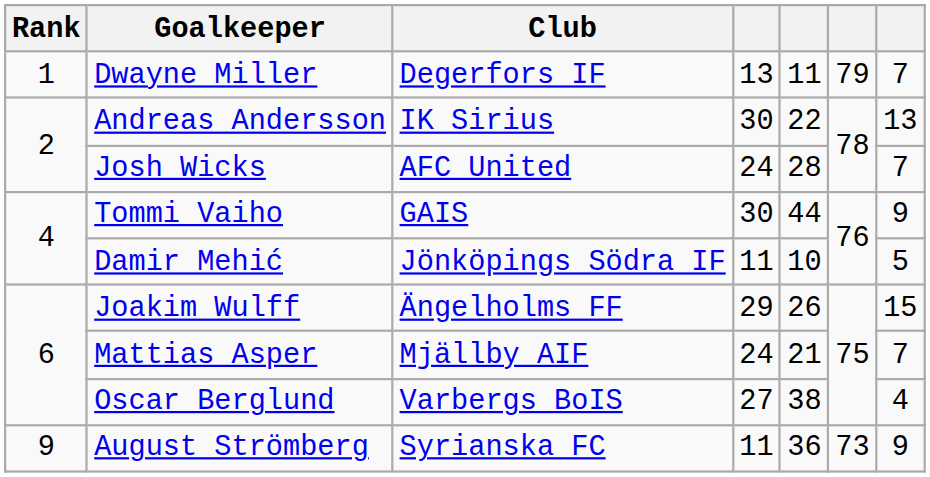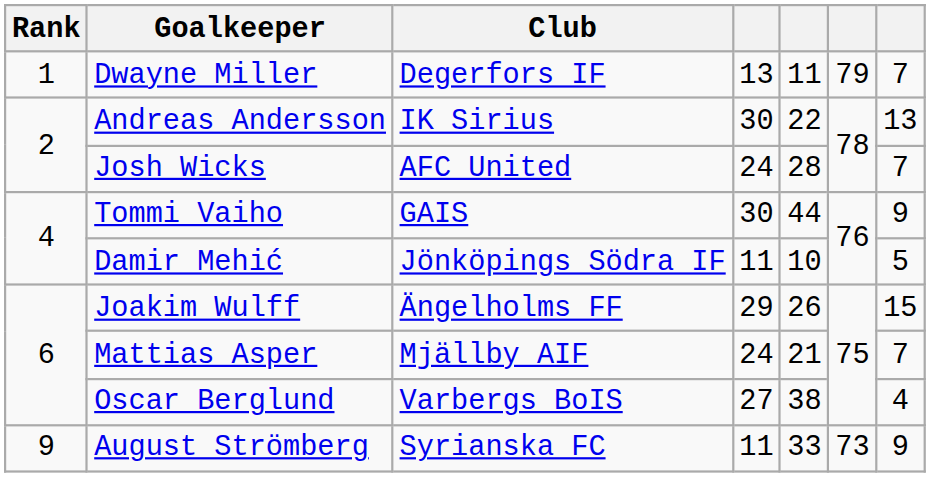(804, 448) 36 -> (804, 448) 33
